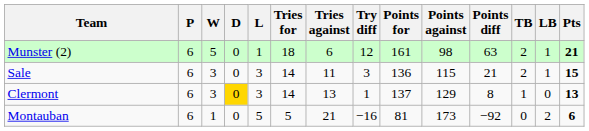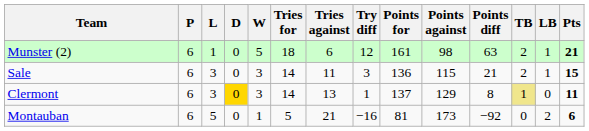columns swapped: (213, 22) <-> (259, 22)
(524, 94) no background -> (524, 94) khaki background
(572, 94) 13 -> (572, 94) 11
